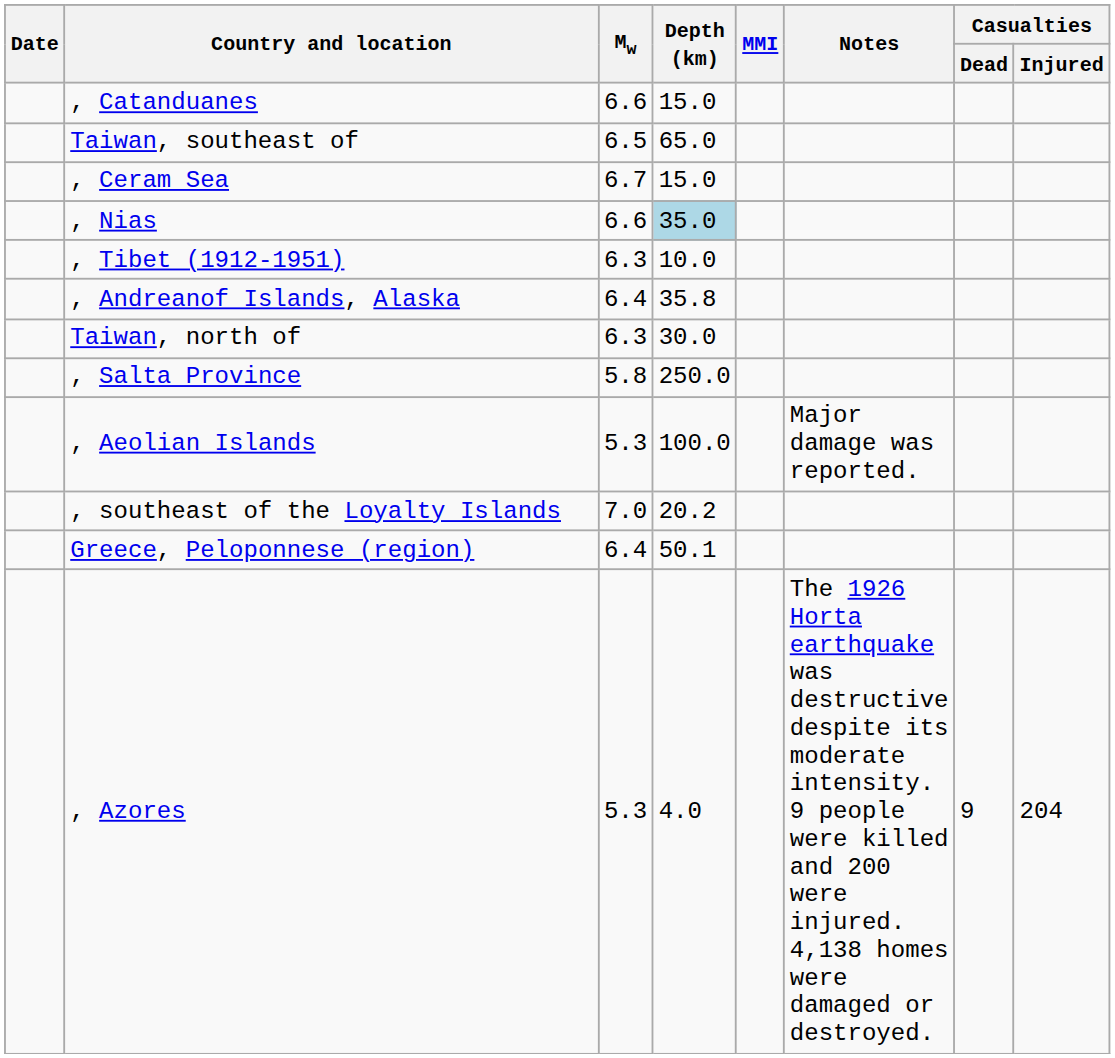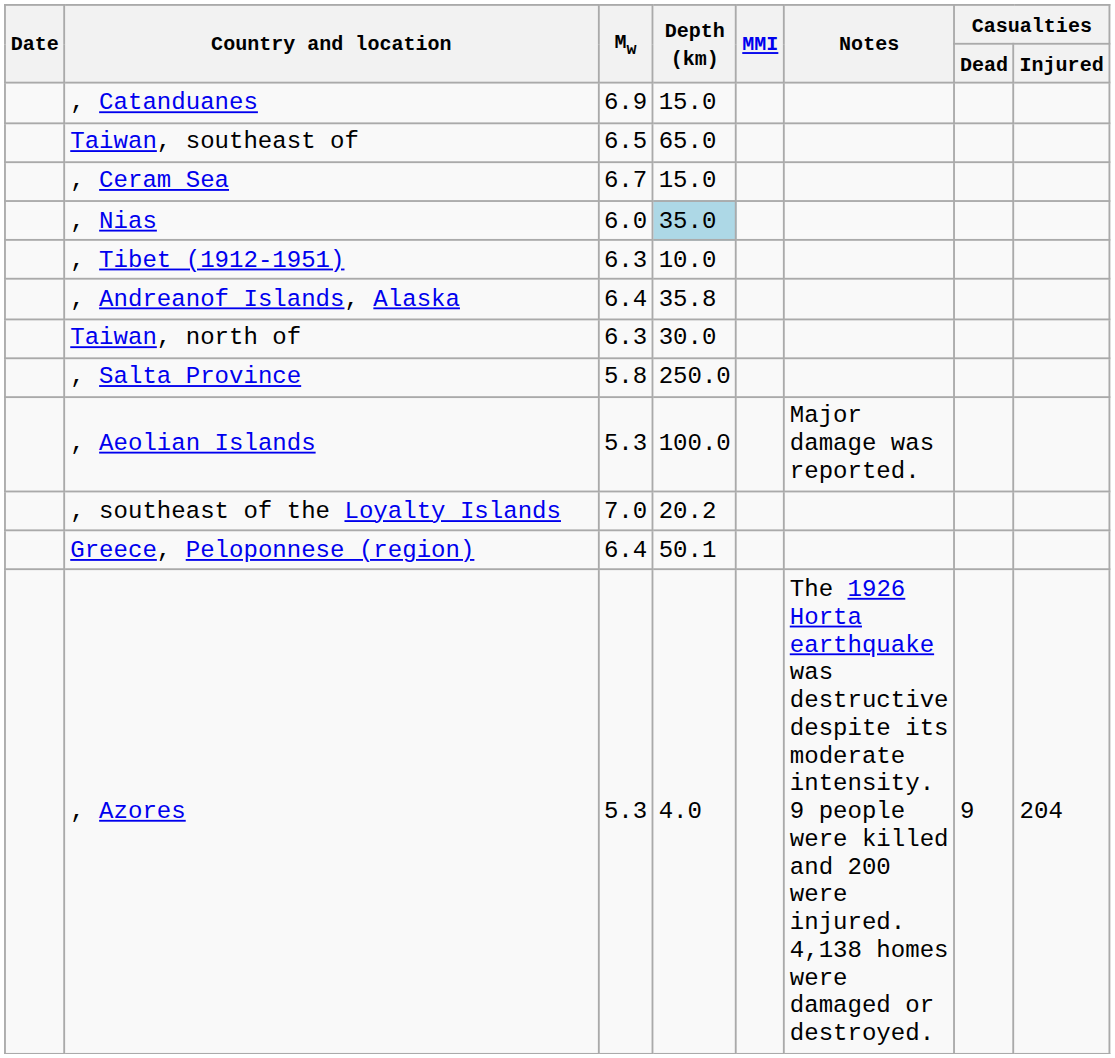(626, 103) 6.6 -> (626, 103) 6.9
(626, 221) 6.6 -> (626, 221) 6.0
